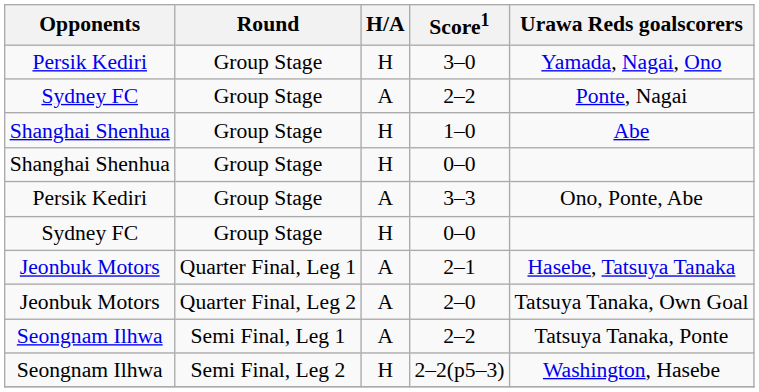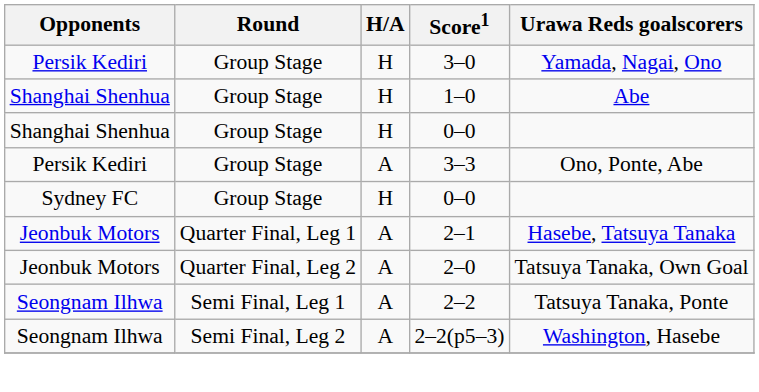- row: (90, 95)
(385, 370) H -> (385, 335) A
